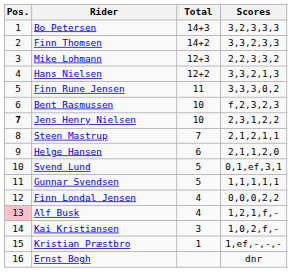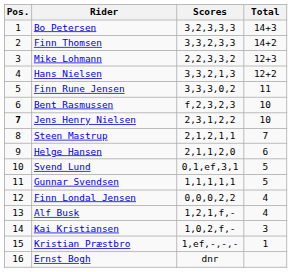columns swapped: (254, 12) <-> (198, 12)
(18, 213) pink background -> (18, 213) no background
